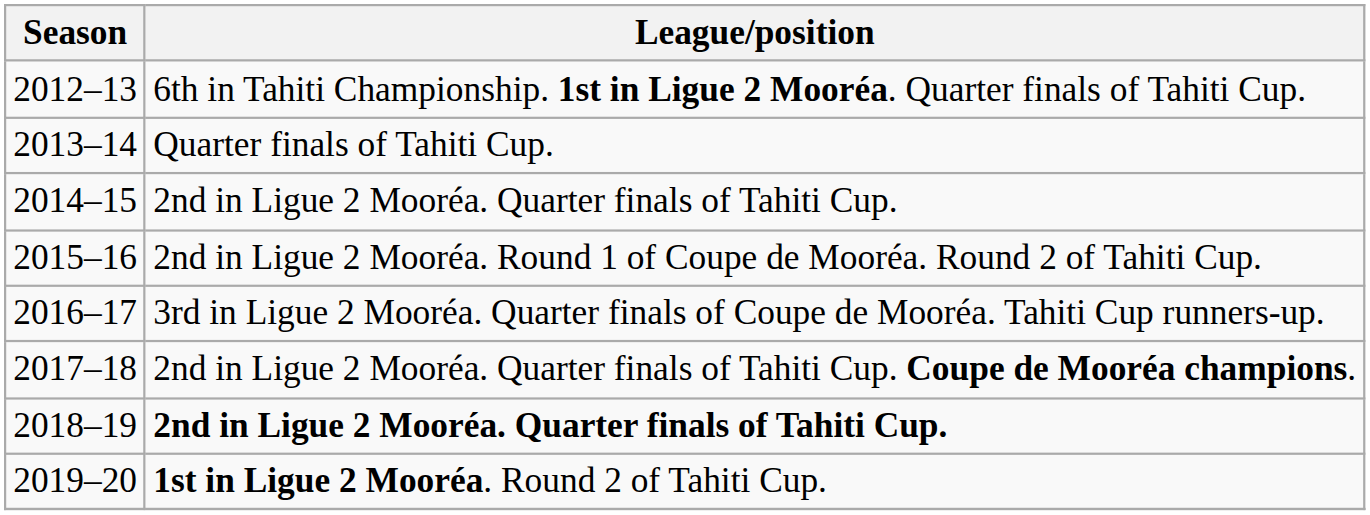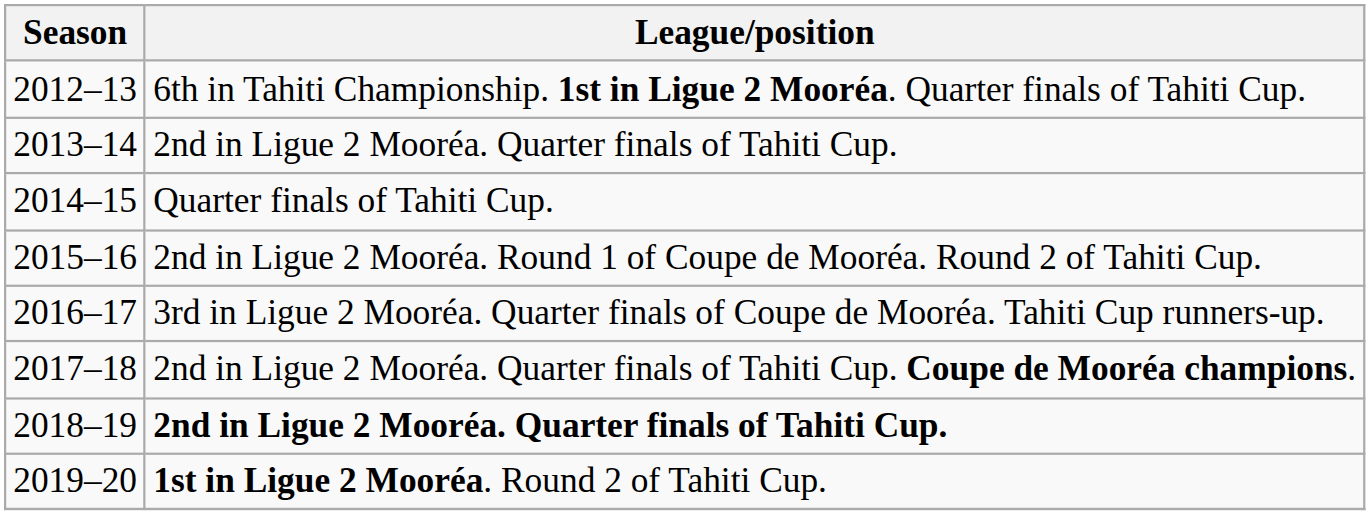(354, 144) Quarter finals of Tahiti Cup. -> (525, 144) 2nd in Ligue 2 Mooréa. Quarter finals of Tahiti Cup.
(525, 200) 2nd in Ligue 2 Mooréa. Quarter finals of Tahiti Cup. -> (354, 200) Quarter finals of Tahiti Cup.
